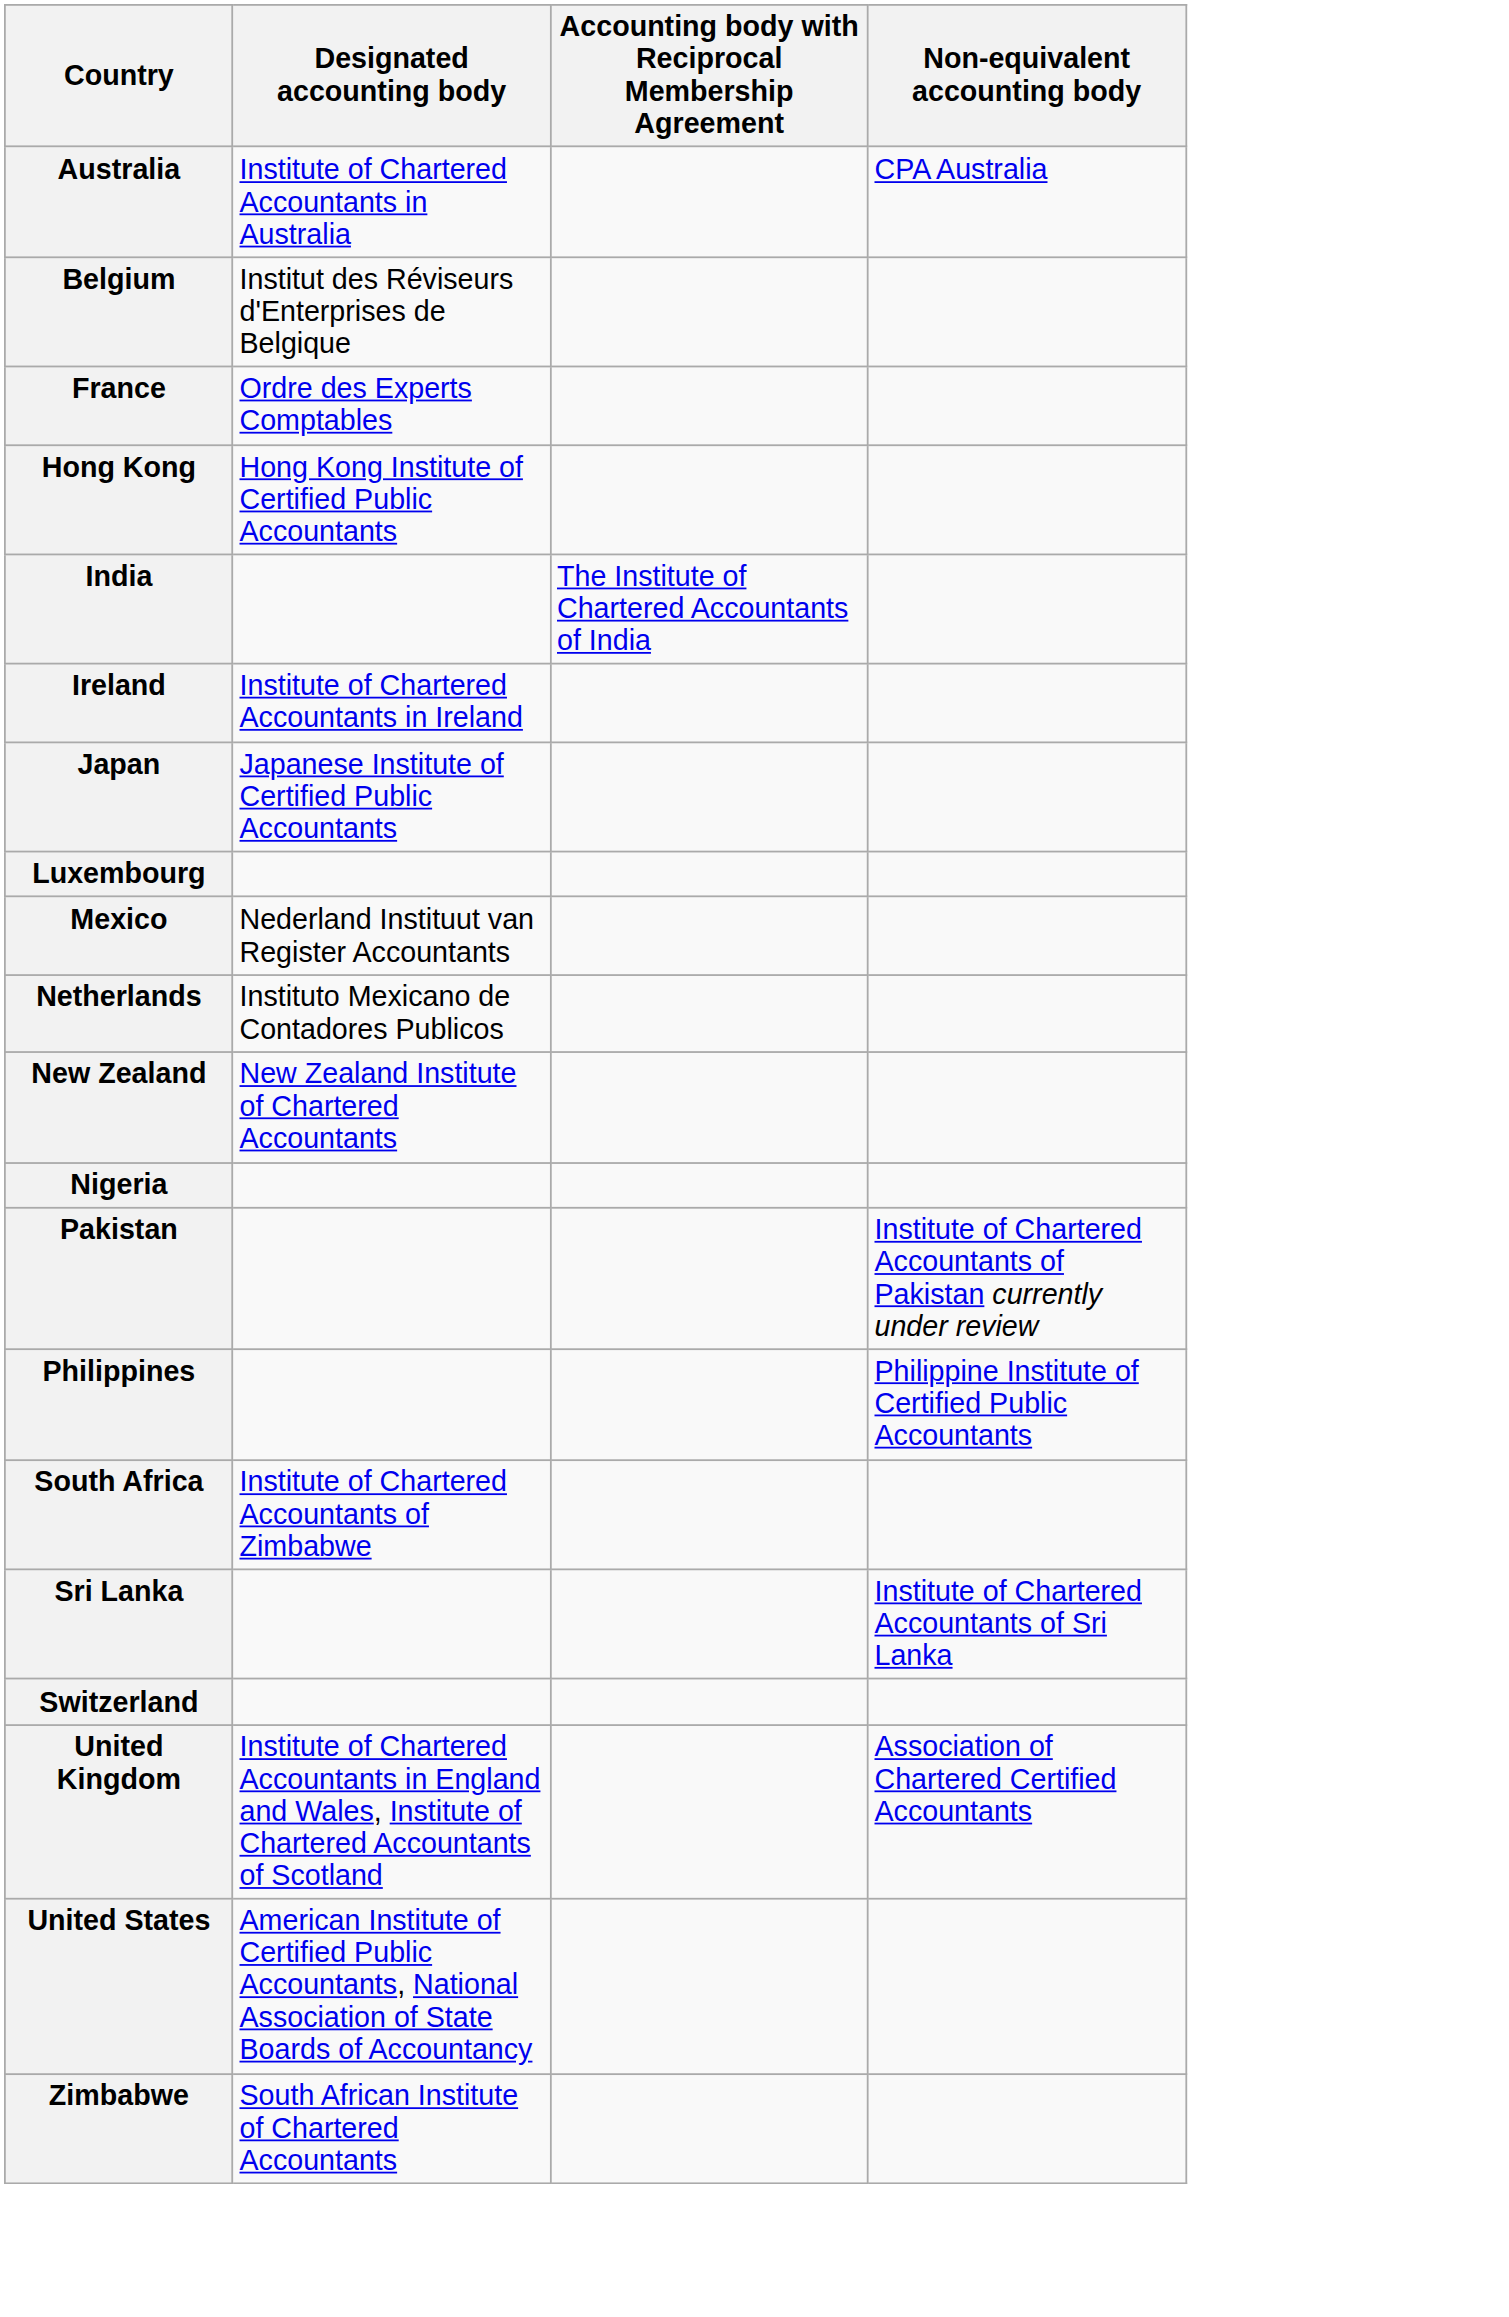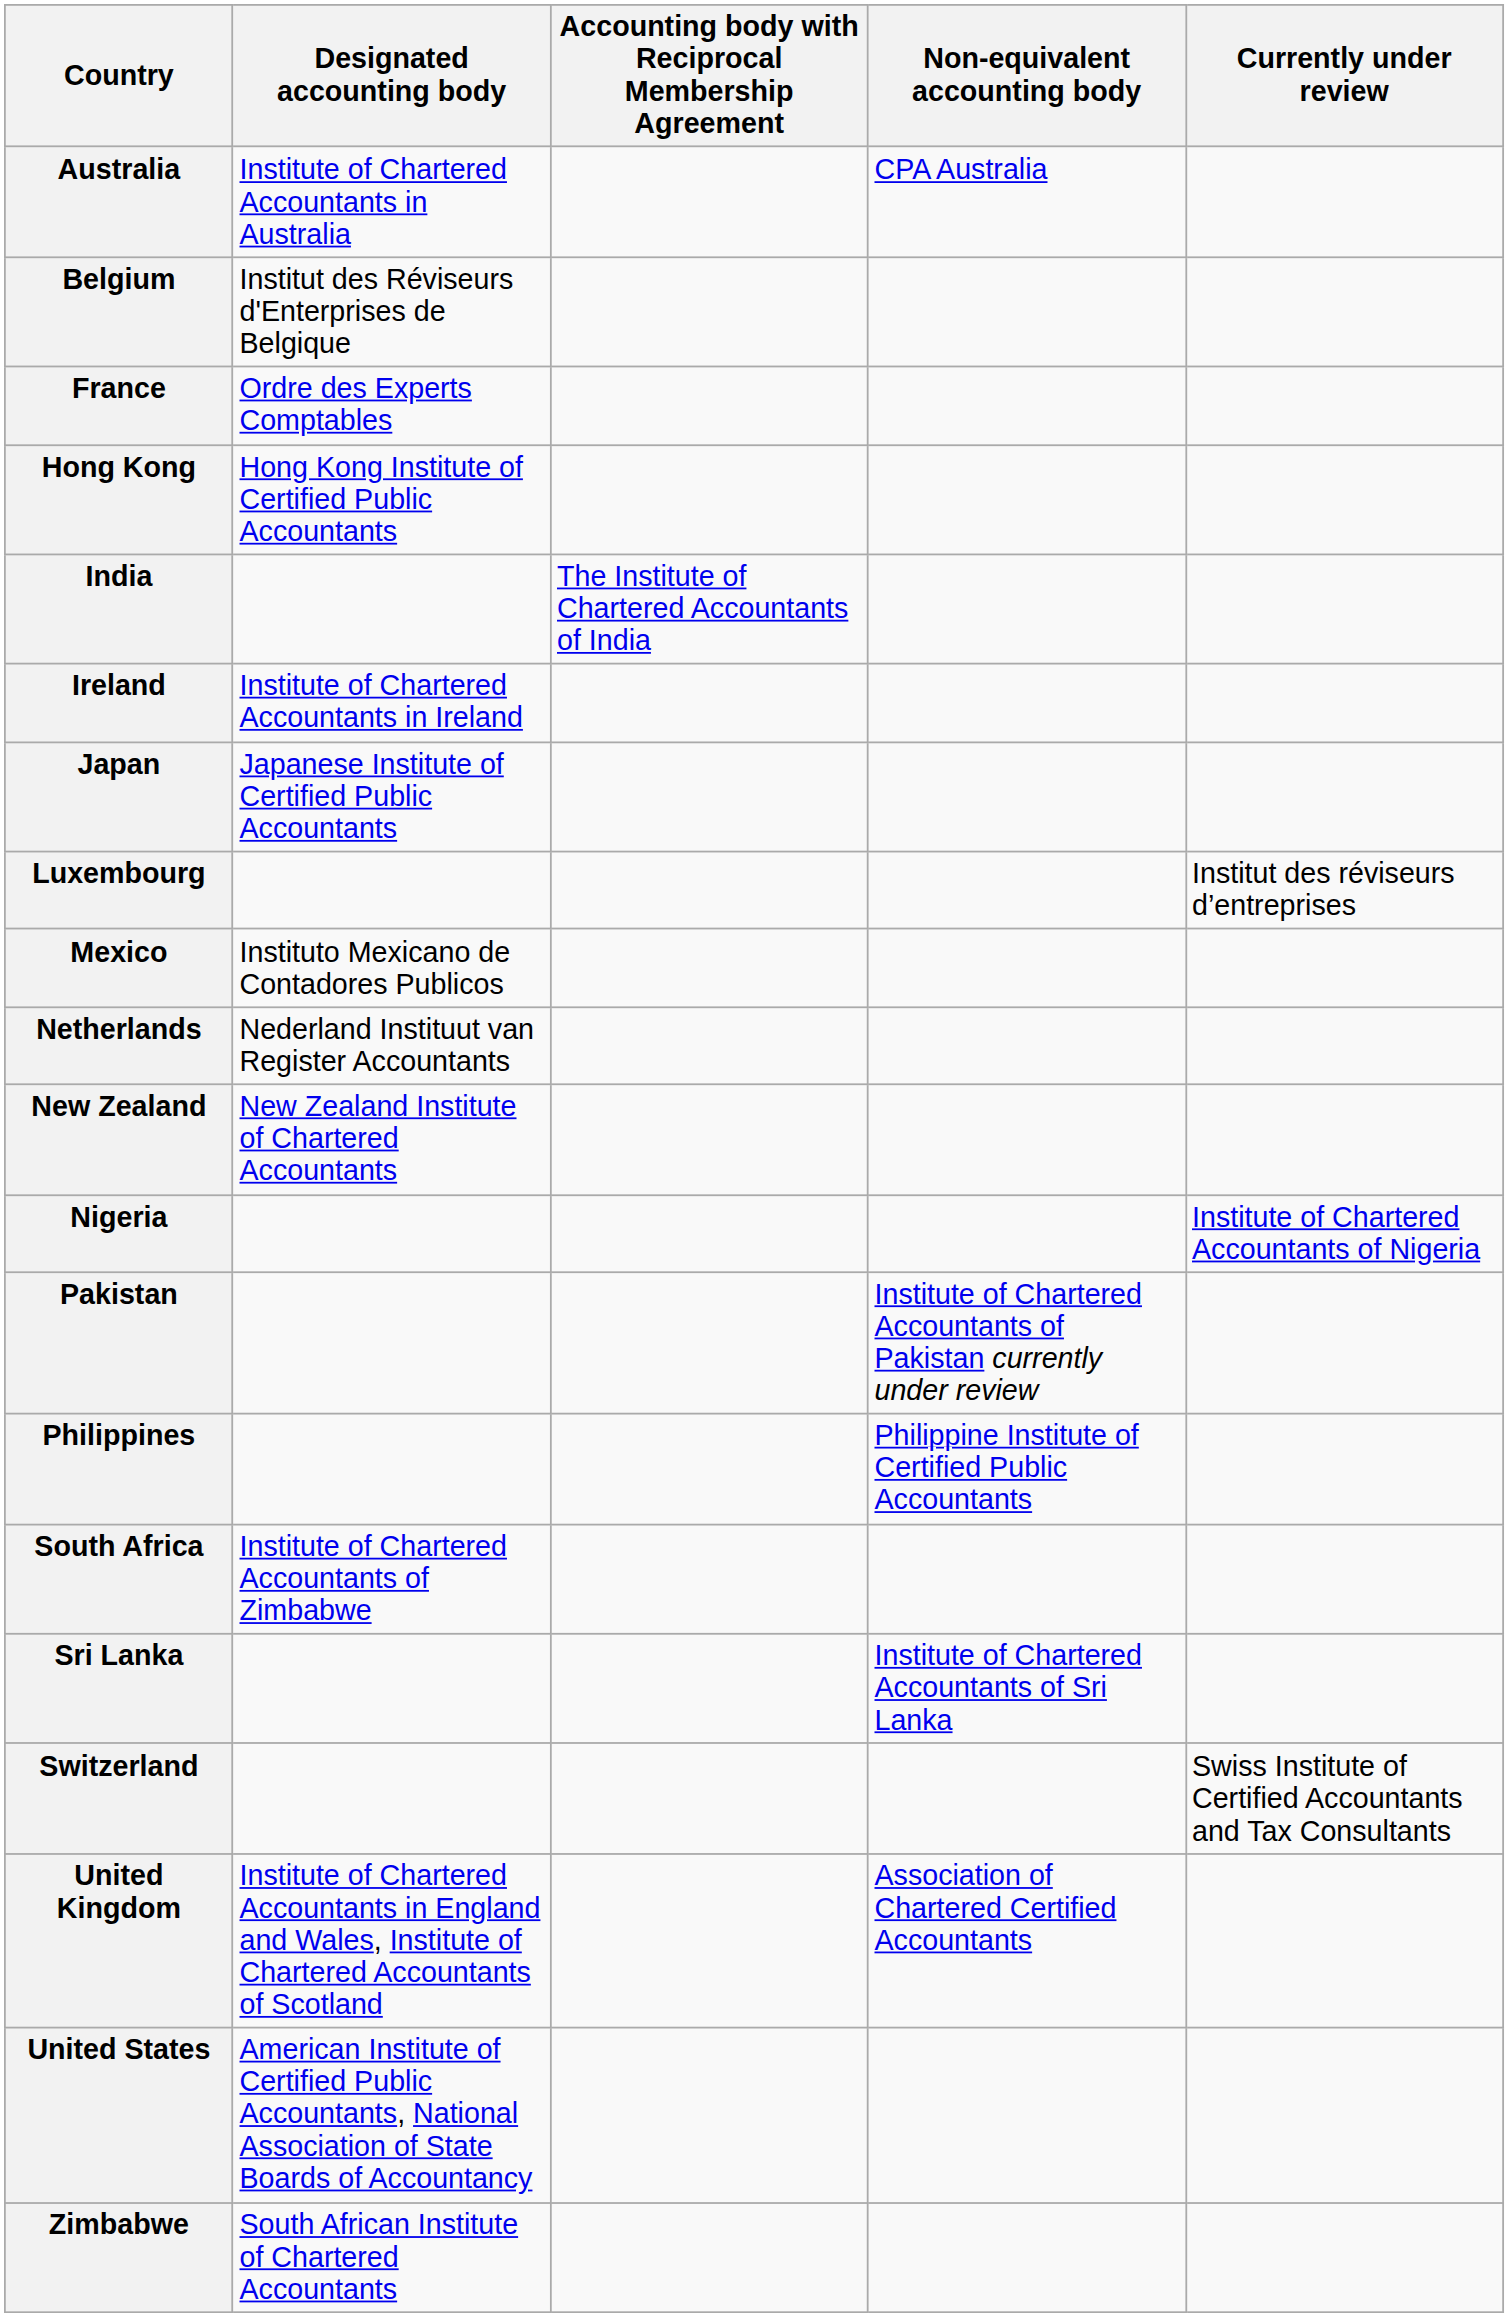+ column: (1344, 75)
(387, 935) Nederland Instituut van Register Accountants -> (375, 967) Instituto Mexicano de Contadores Publicos
(375, 1013) Instituto Mexicano de Contadores Publicos -> (387, 1045) Nederland Instituut van Register Accountants
